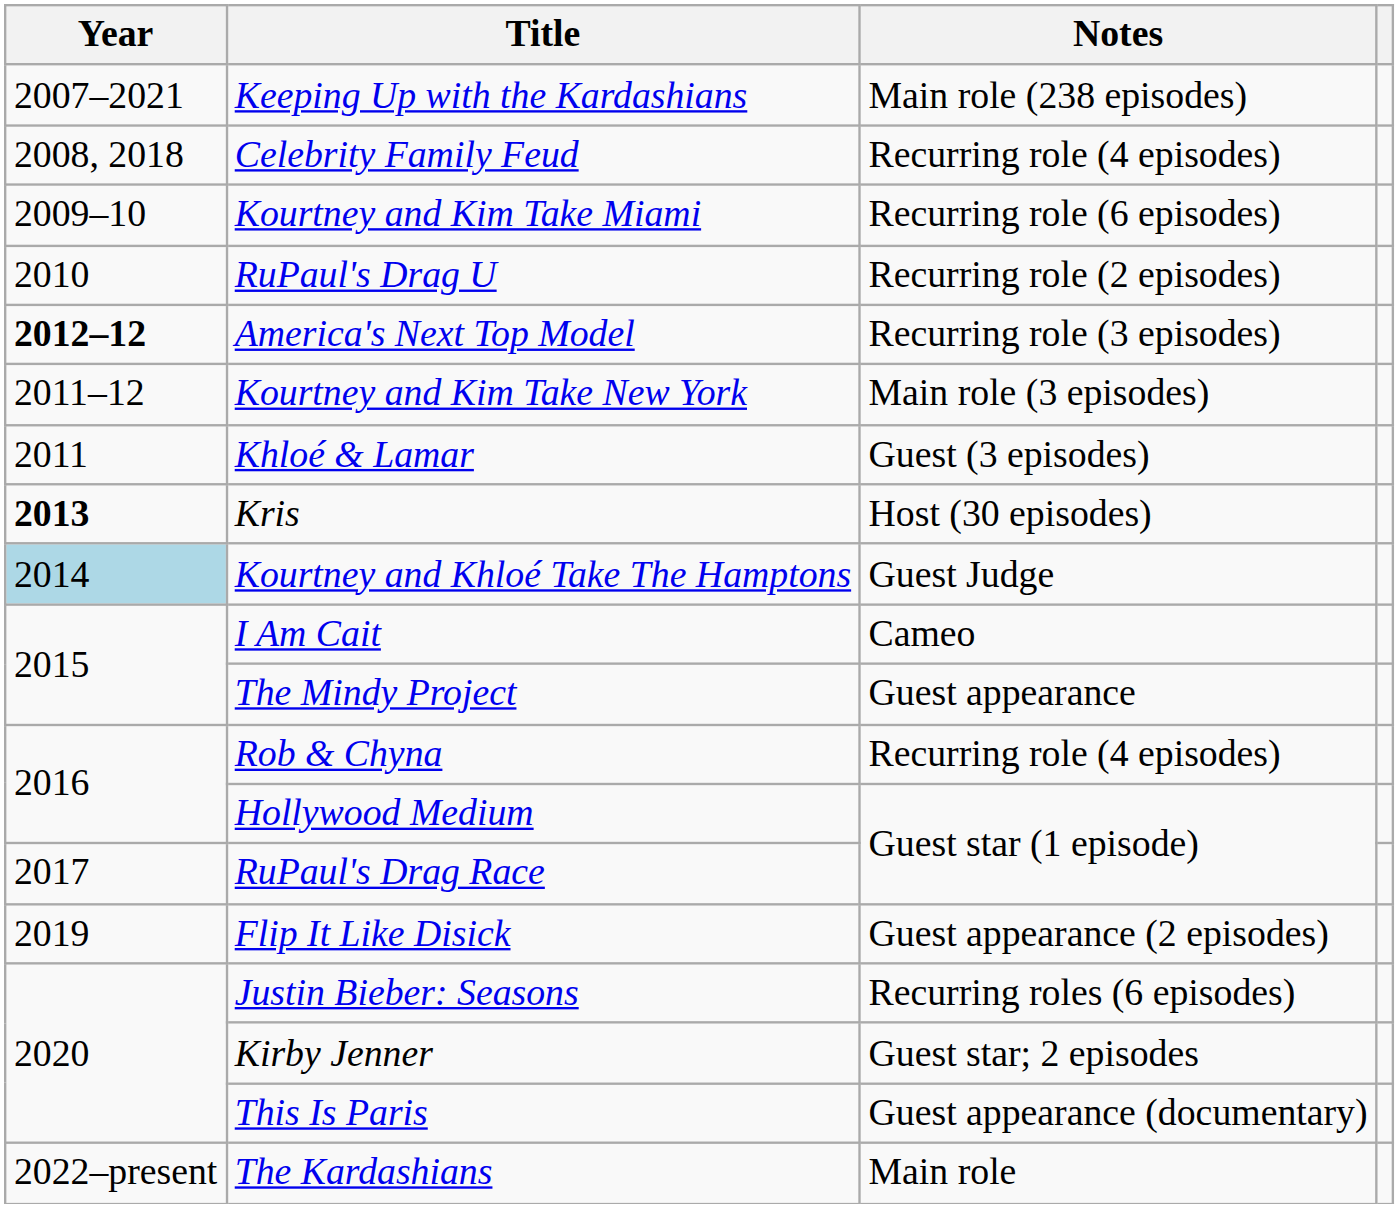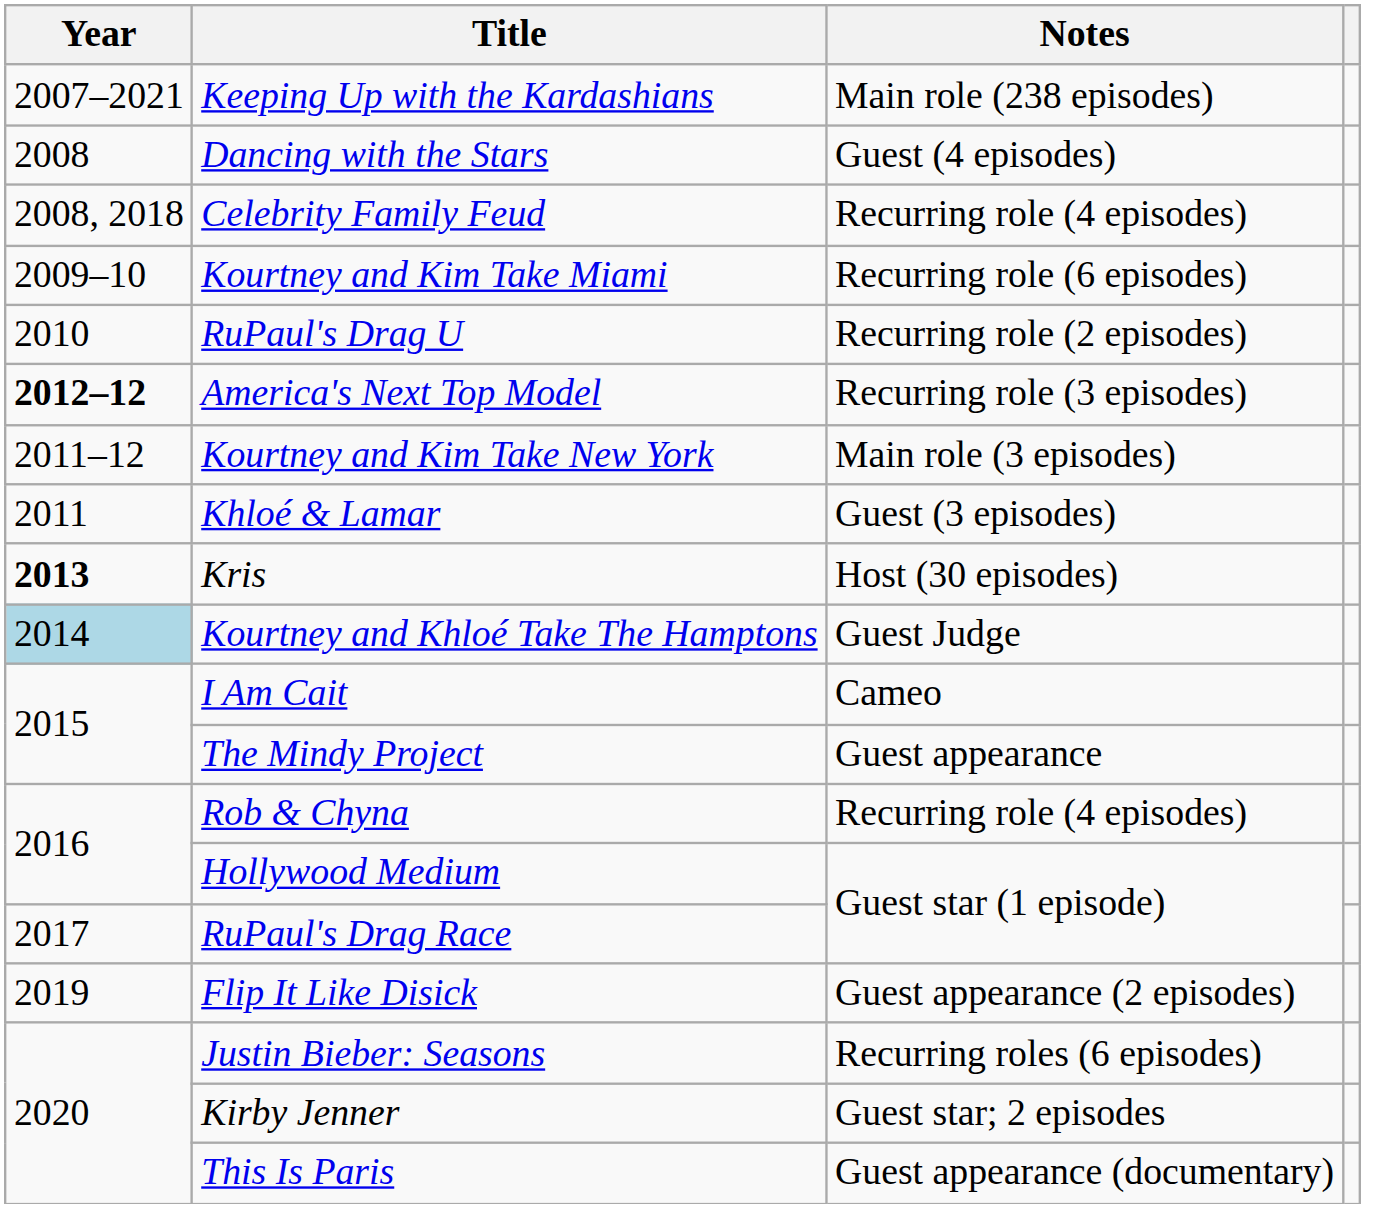+ row: (375, 154)
- row: (364, 1172)
